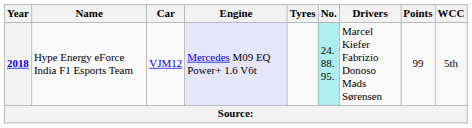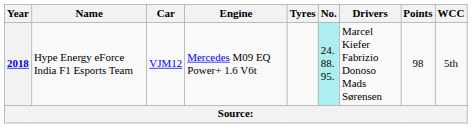(229, 64) lavender background -> (229, 64) no background
(418, 64) 99 -> (418, 64) 98
